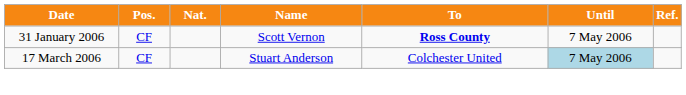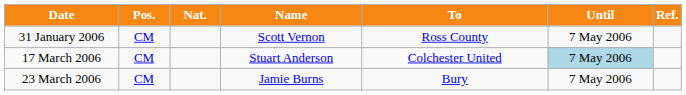(144, 36) CF -> (144, 36) CM
(455, 36) bold -> (455, 36) normal
(144, 58) CF -> (144, 58) CM
+ row: (61, 79)
